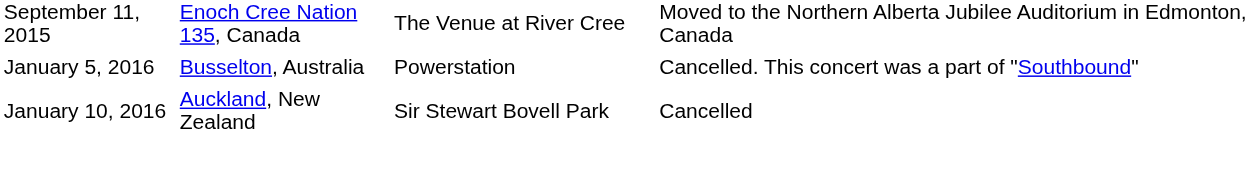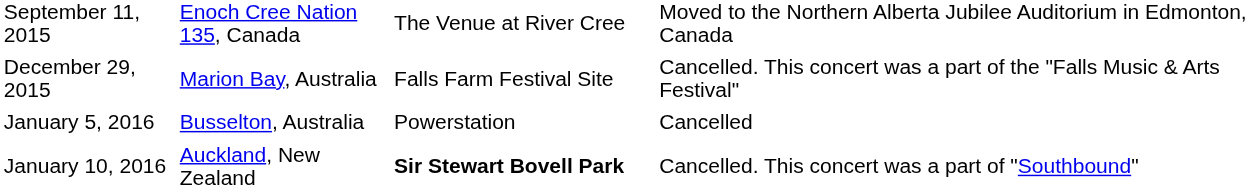+ row: (70, 78)
(899, 67) Cancelled. This concert was a part of "Southbound" -> (706, 122) Cancelled
(501, 110) normal -> (509, 166) bold
(706, 110) Cancelled -> (899, 166) Cancelled. This concert was a part of "Southbound"
